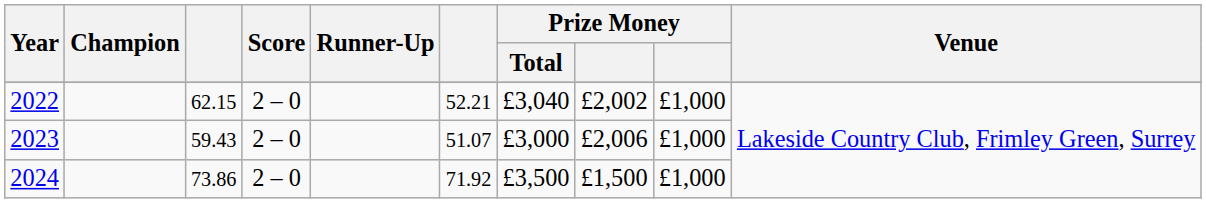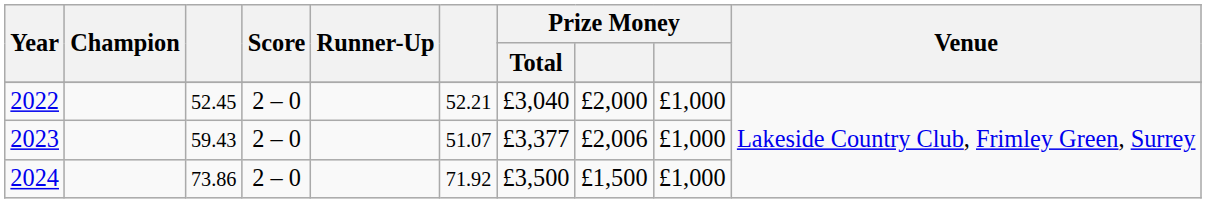(214, 102) 62.15 -> (214, 102) 52.45
(614, 100) £2,002 -> (614, 100) £2,000
(536, 139) £3,000 -> (536, 139) £3,377
